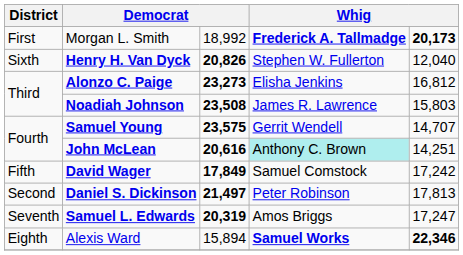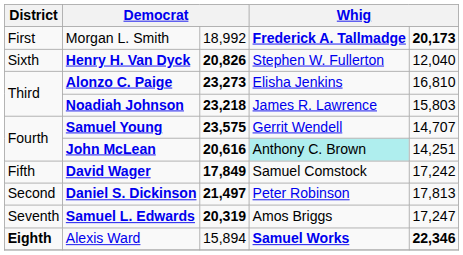(434, 82) 16,812 -> (434, 82) 16,810
(225, 104) 23,508 -> (225, 104) 23,218
(28, 238) normal -> (30, 238) bold
